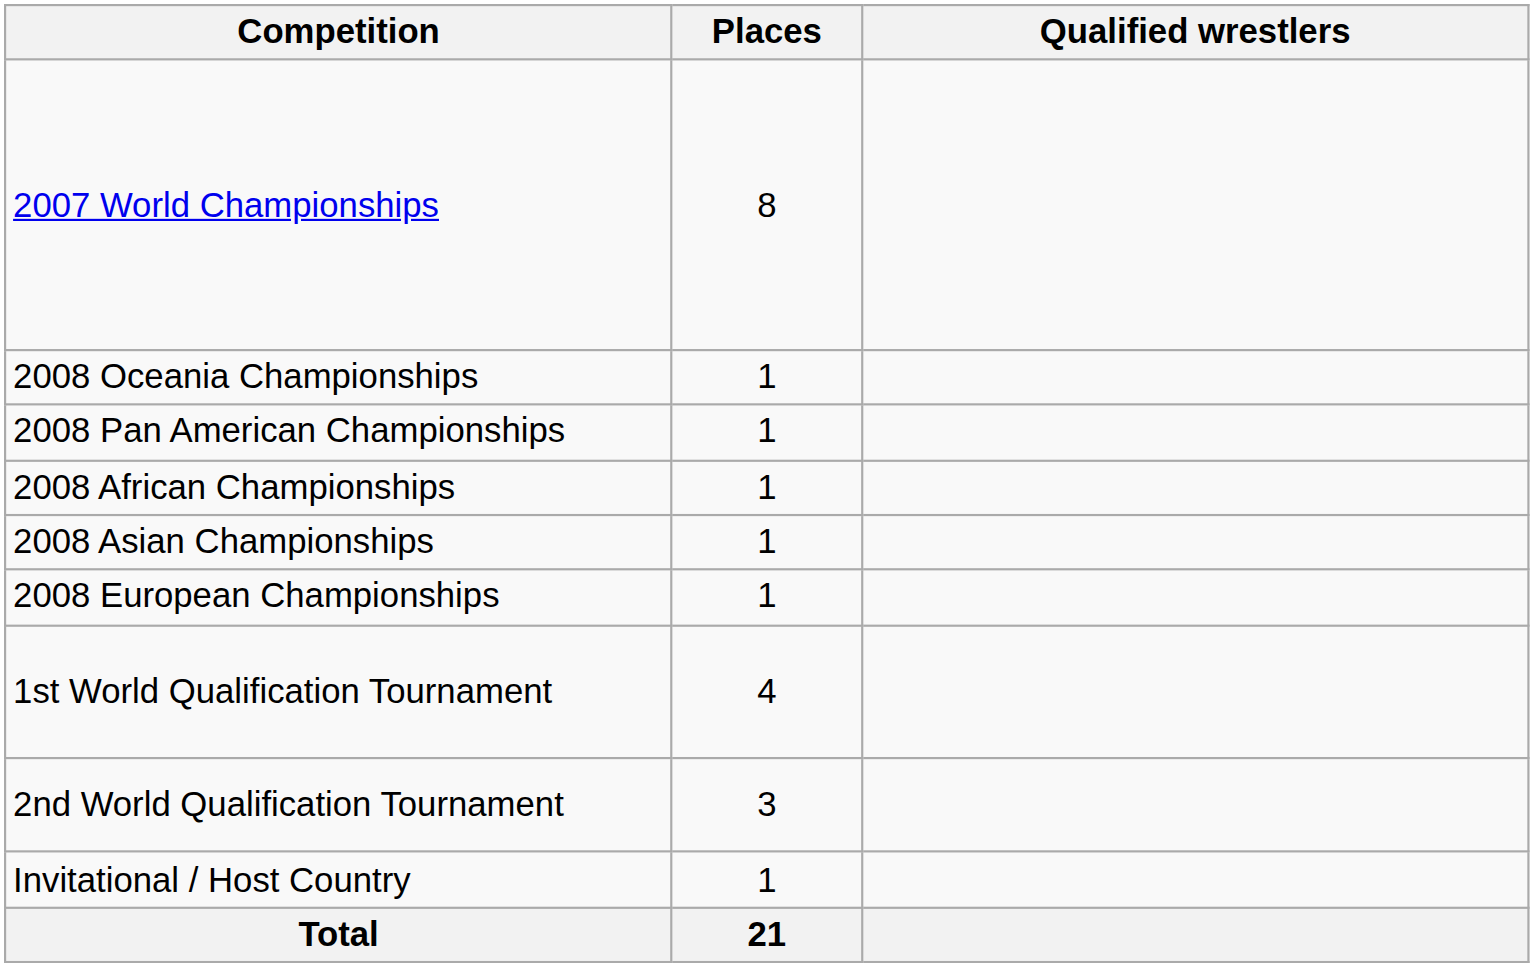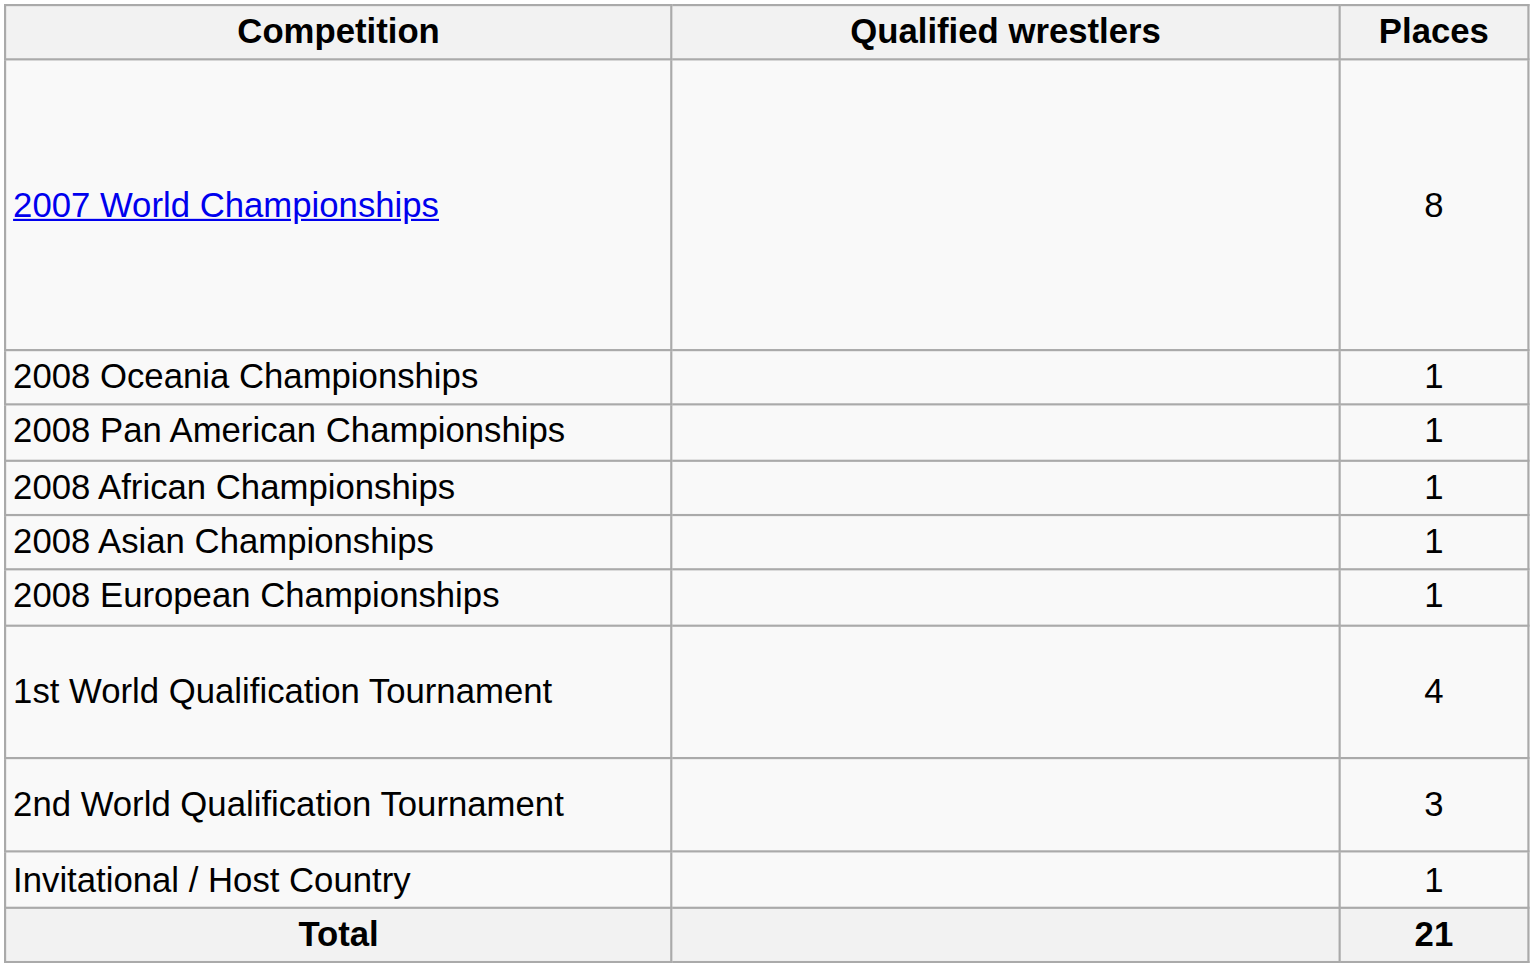columns swapped: (767, 32) <-> (1195, 32)
